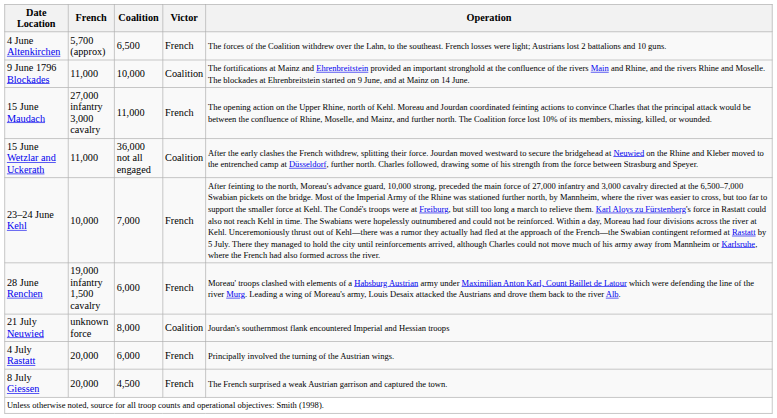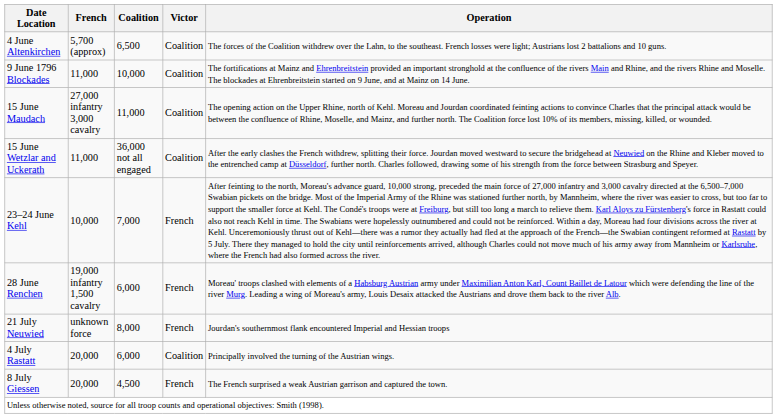(179, 46) French -> (184, 46) Coalition
(179, 113) French -> (184, 113) Coalition
(184, 327) Coalition -> (179, 327) French
(179, 355) French -> (184, 355) Coalition
